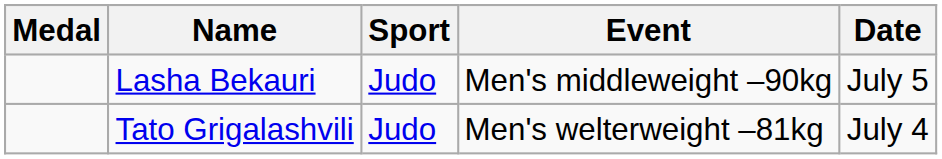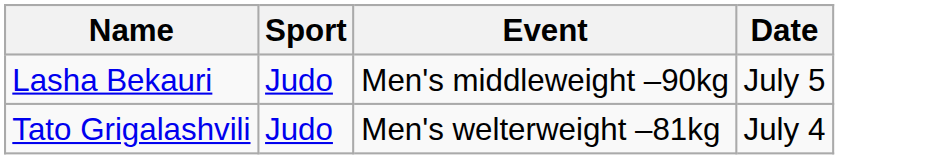- column: (57, 30)
